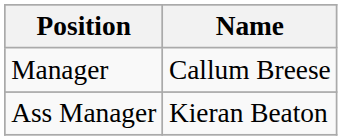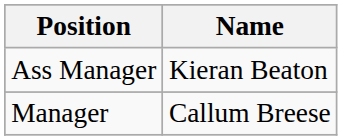rows swapped: (60, 69) <-> (84, 112)
